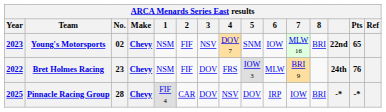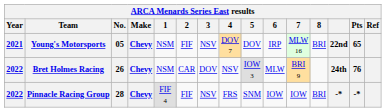(15, 45) 2023 -> (15, 45) 2021
(120, 45) 02 -> (120, 45) 05
(252, 45) SNM -> (252, 45) DOV
(275, 45) IOW -> (275, 45) IRP
(120, 70) 23 -> (120, 70) 26
(187, 70) FIF -> (187, 70) CAR
(230, 70) FRS -> (230, 70) NSV
(15, 94) 2025 -> (15, 94) 2022
(187, 94) CAR -> (187, 94) FIF
(208, 94) DOV -> (208, 94) NSV
(230, 94) NSV -> (230, 94) FRS
(252, 94) DOV -> (252, 94) SNM
(275, 94) IRP -> (275, 94) IOW
